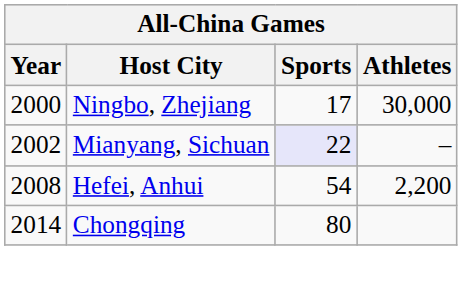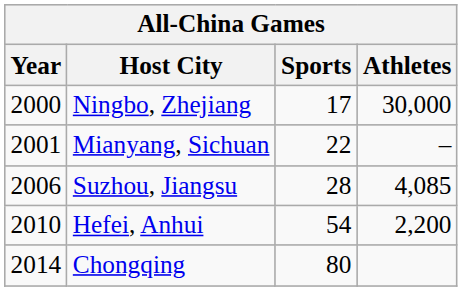(36, 144) 2002 -> (36, 144) 2001
(339, 144) lavender background -> (339, 144) no background
+ row: (155, 184)
(36, 184) 2008 -> (36, 225) 2010
